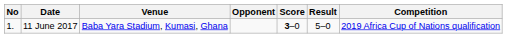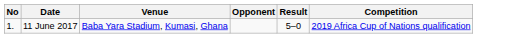- column: (292, 11)
